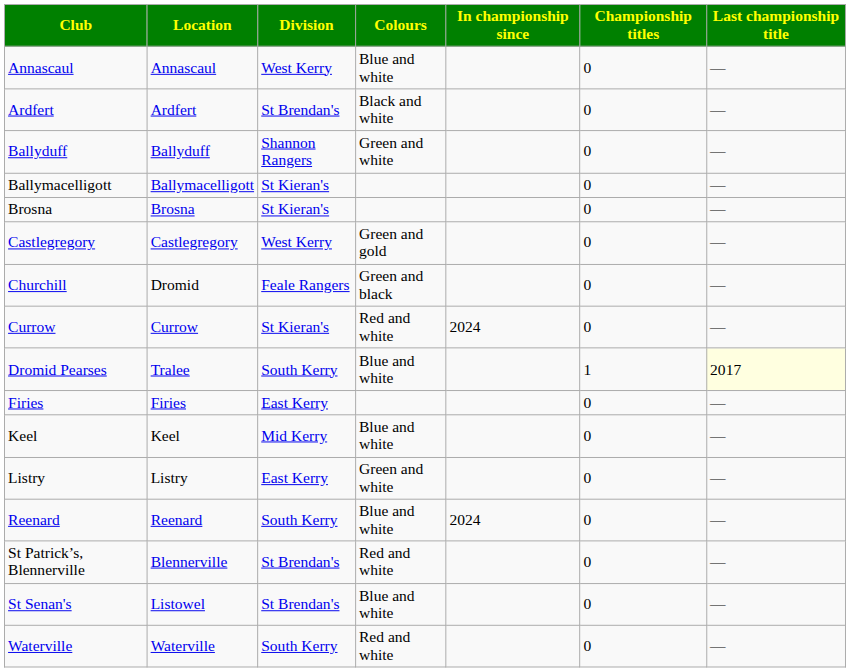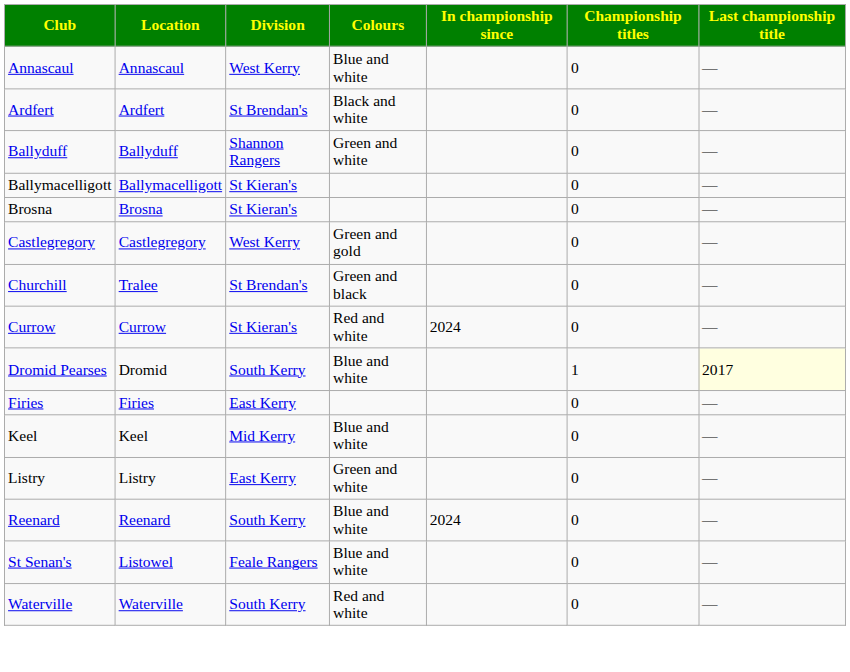(175, 285) Dromid -> (138, 285) Tralee
(305, 285) Feale Rangers -> (268, 285) St Brendan's
(170, 369) Tralee -> (143, 369) Dromid
- row: (46, 562)
(300, 604) St Brendan's -> (273, 562) Feale Rangers
